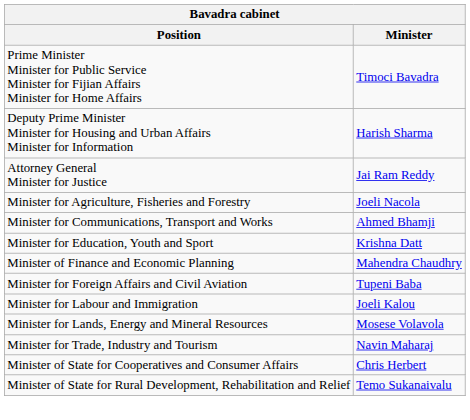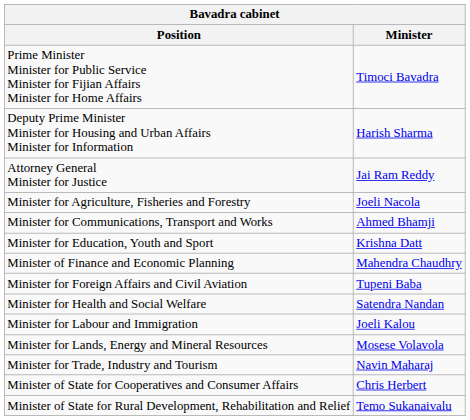+ row: (107, 304)
